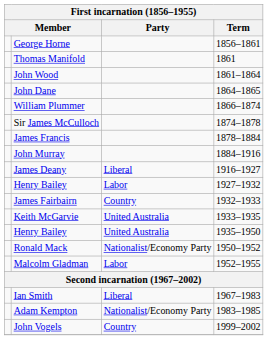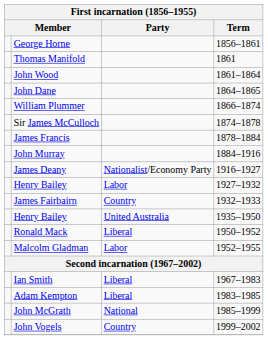(118, 169) Liberal -> (158, 169) Nationalist/Economy Party
- row: (46, 216)
(158, 248) Nationalist/Economy Party -> (118, 232) Liberal
(158, 311) Nationalist/Economy Party -> (118, 295) Liberal
+ row: (42, 311)
